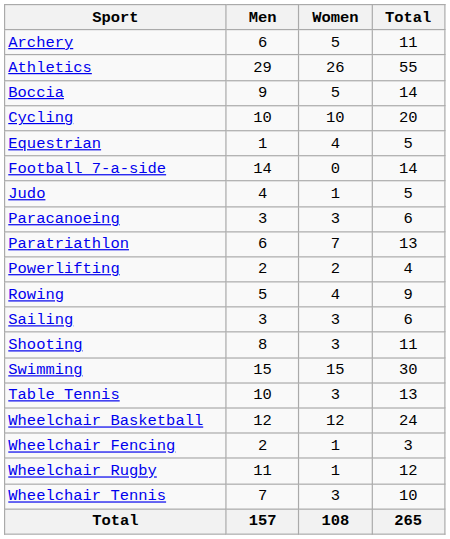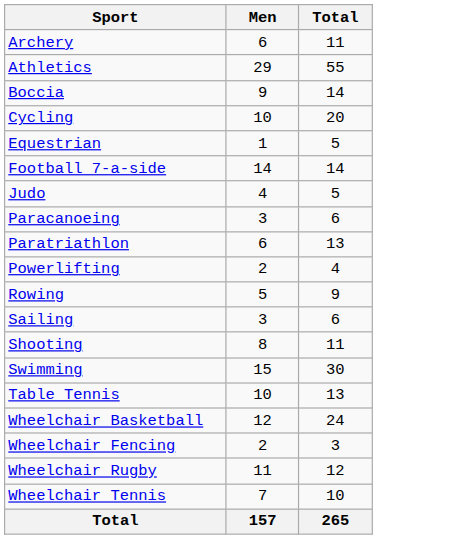- column: (335, 17)
